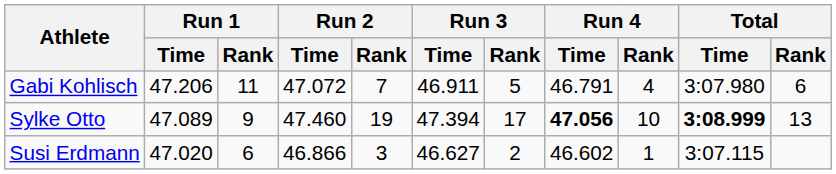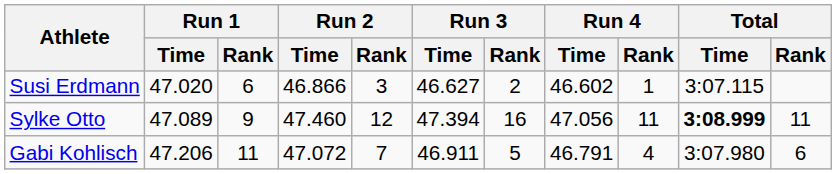rows swapped: (74, 87) <-> (75, 153)
(381, 120) 19 -> (381, 120) 12
(515, 120) 17 -> (515, 120) 16
(582, 120) bold -> (582, 120) normal
(648, 120) 10 -> (648, 120) 11
(800, 120) 13 -> (800, 120) 11
